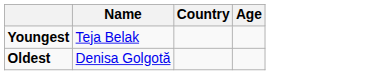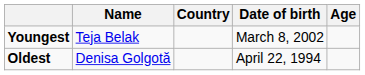+ column: (280, 15)
